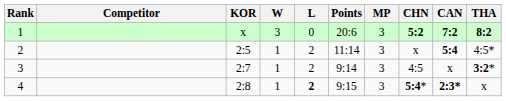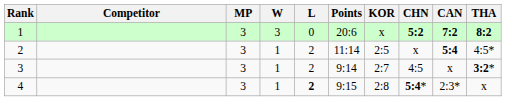columns swapped: (382, 13) <-> (243, 13)
(450, 86) bold -> (450, 86) normal
